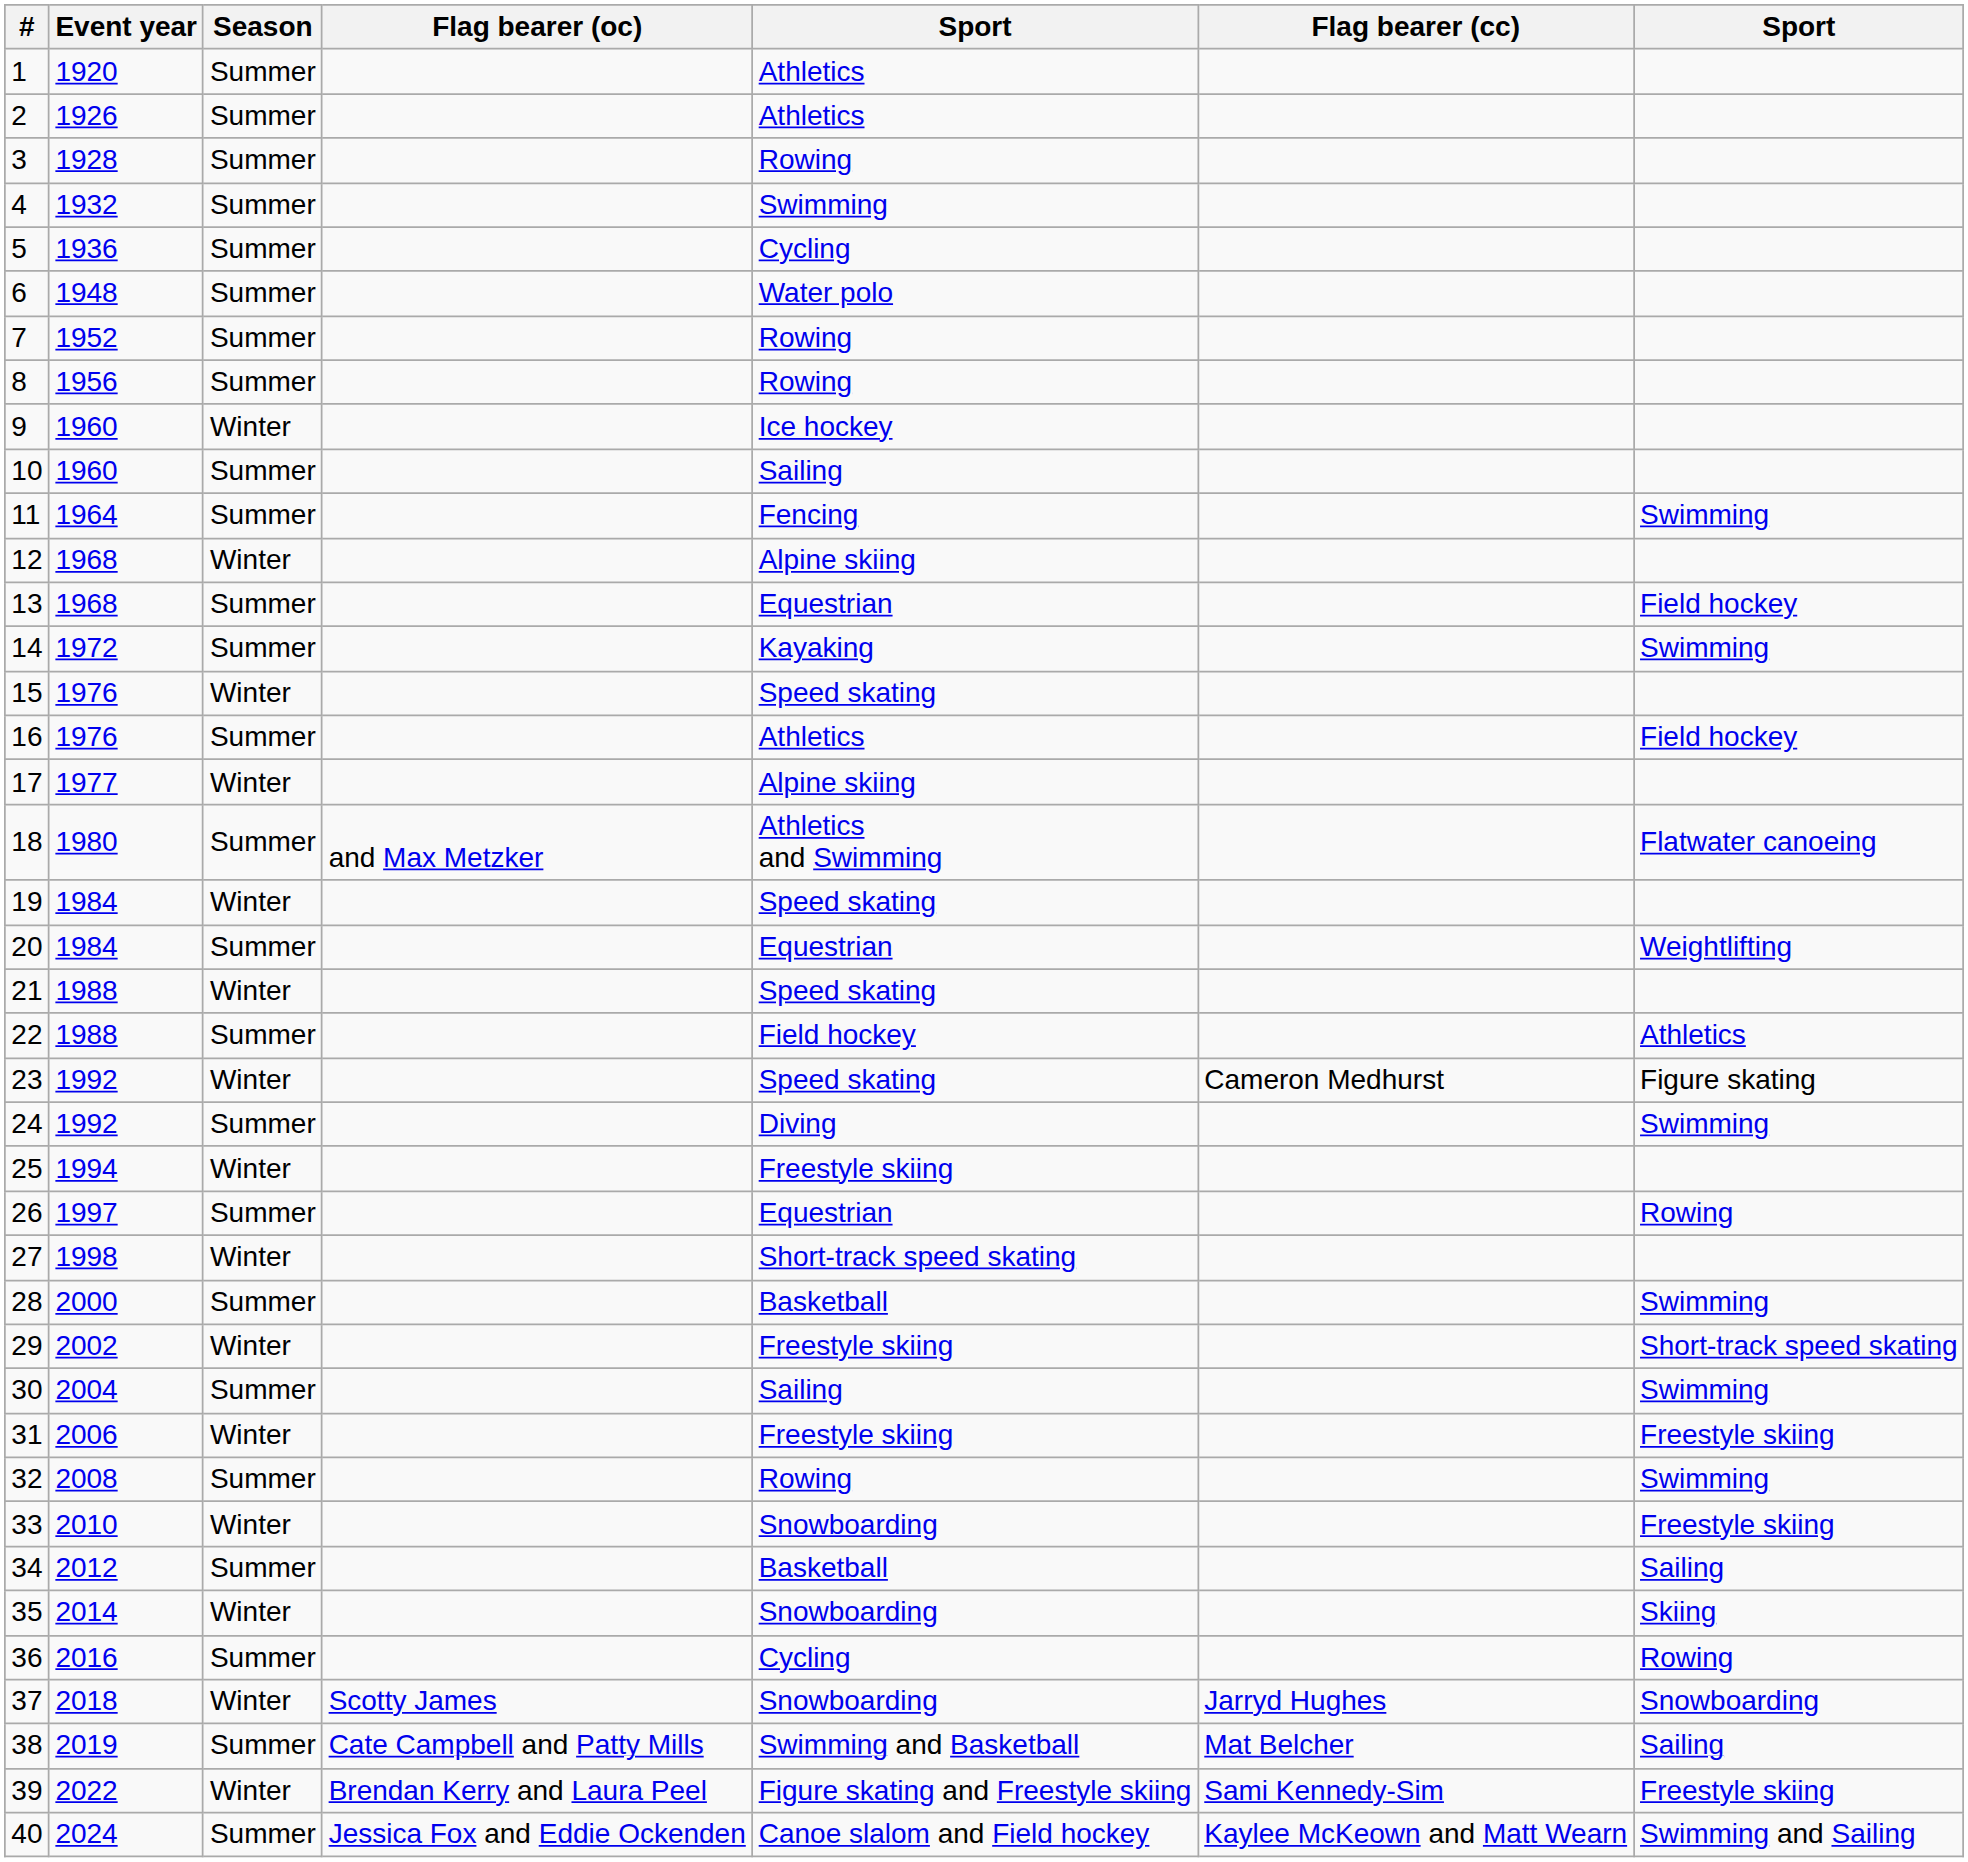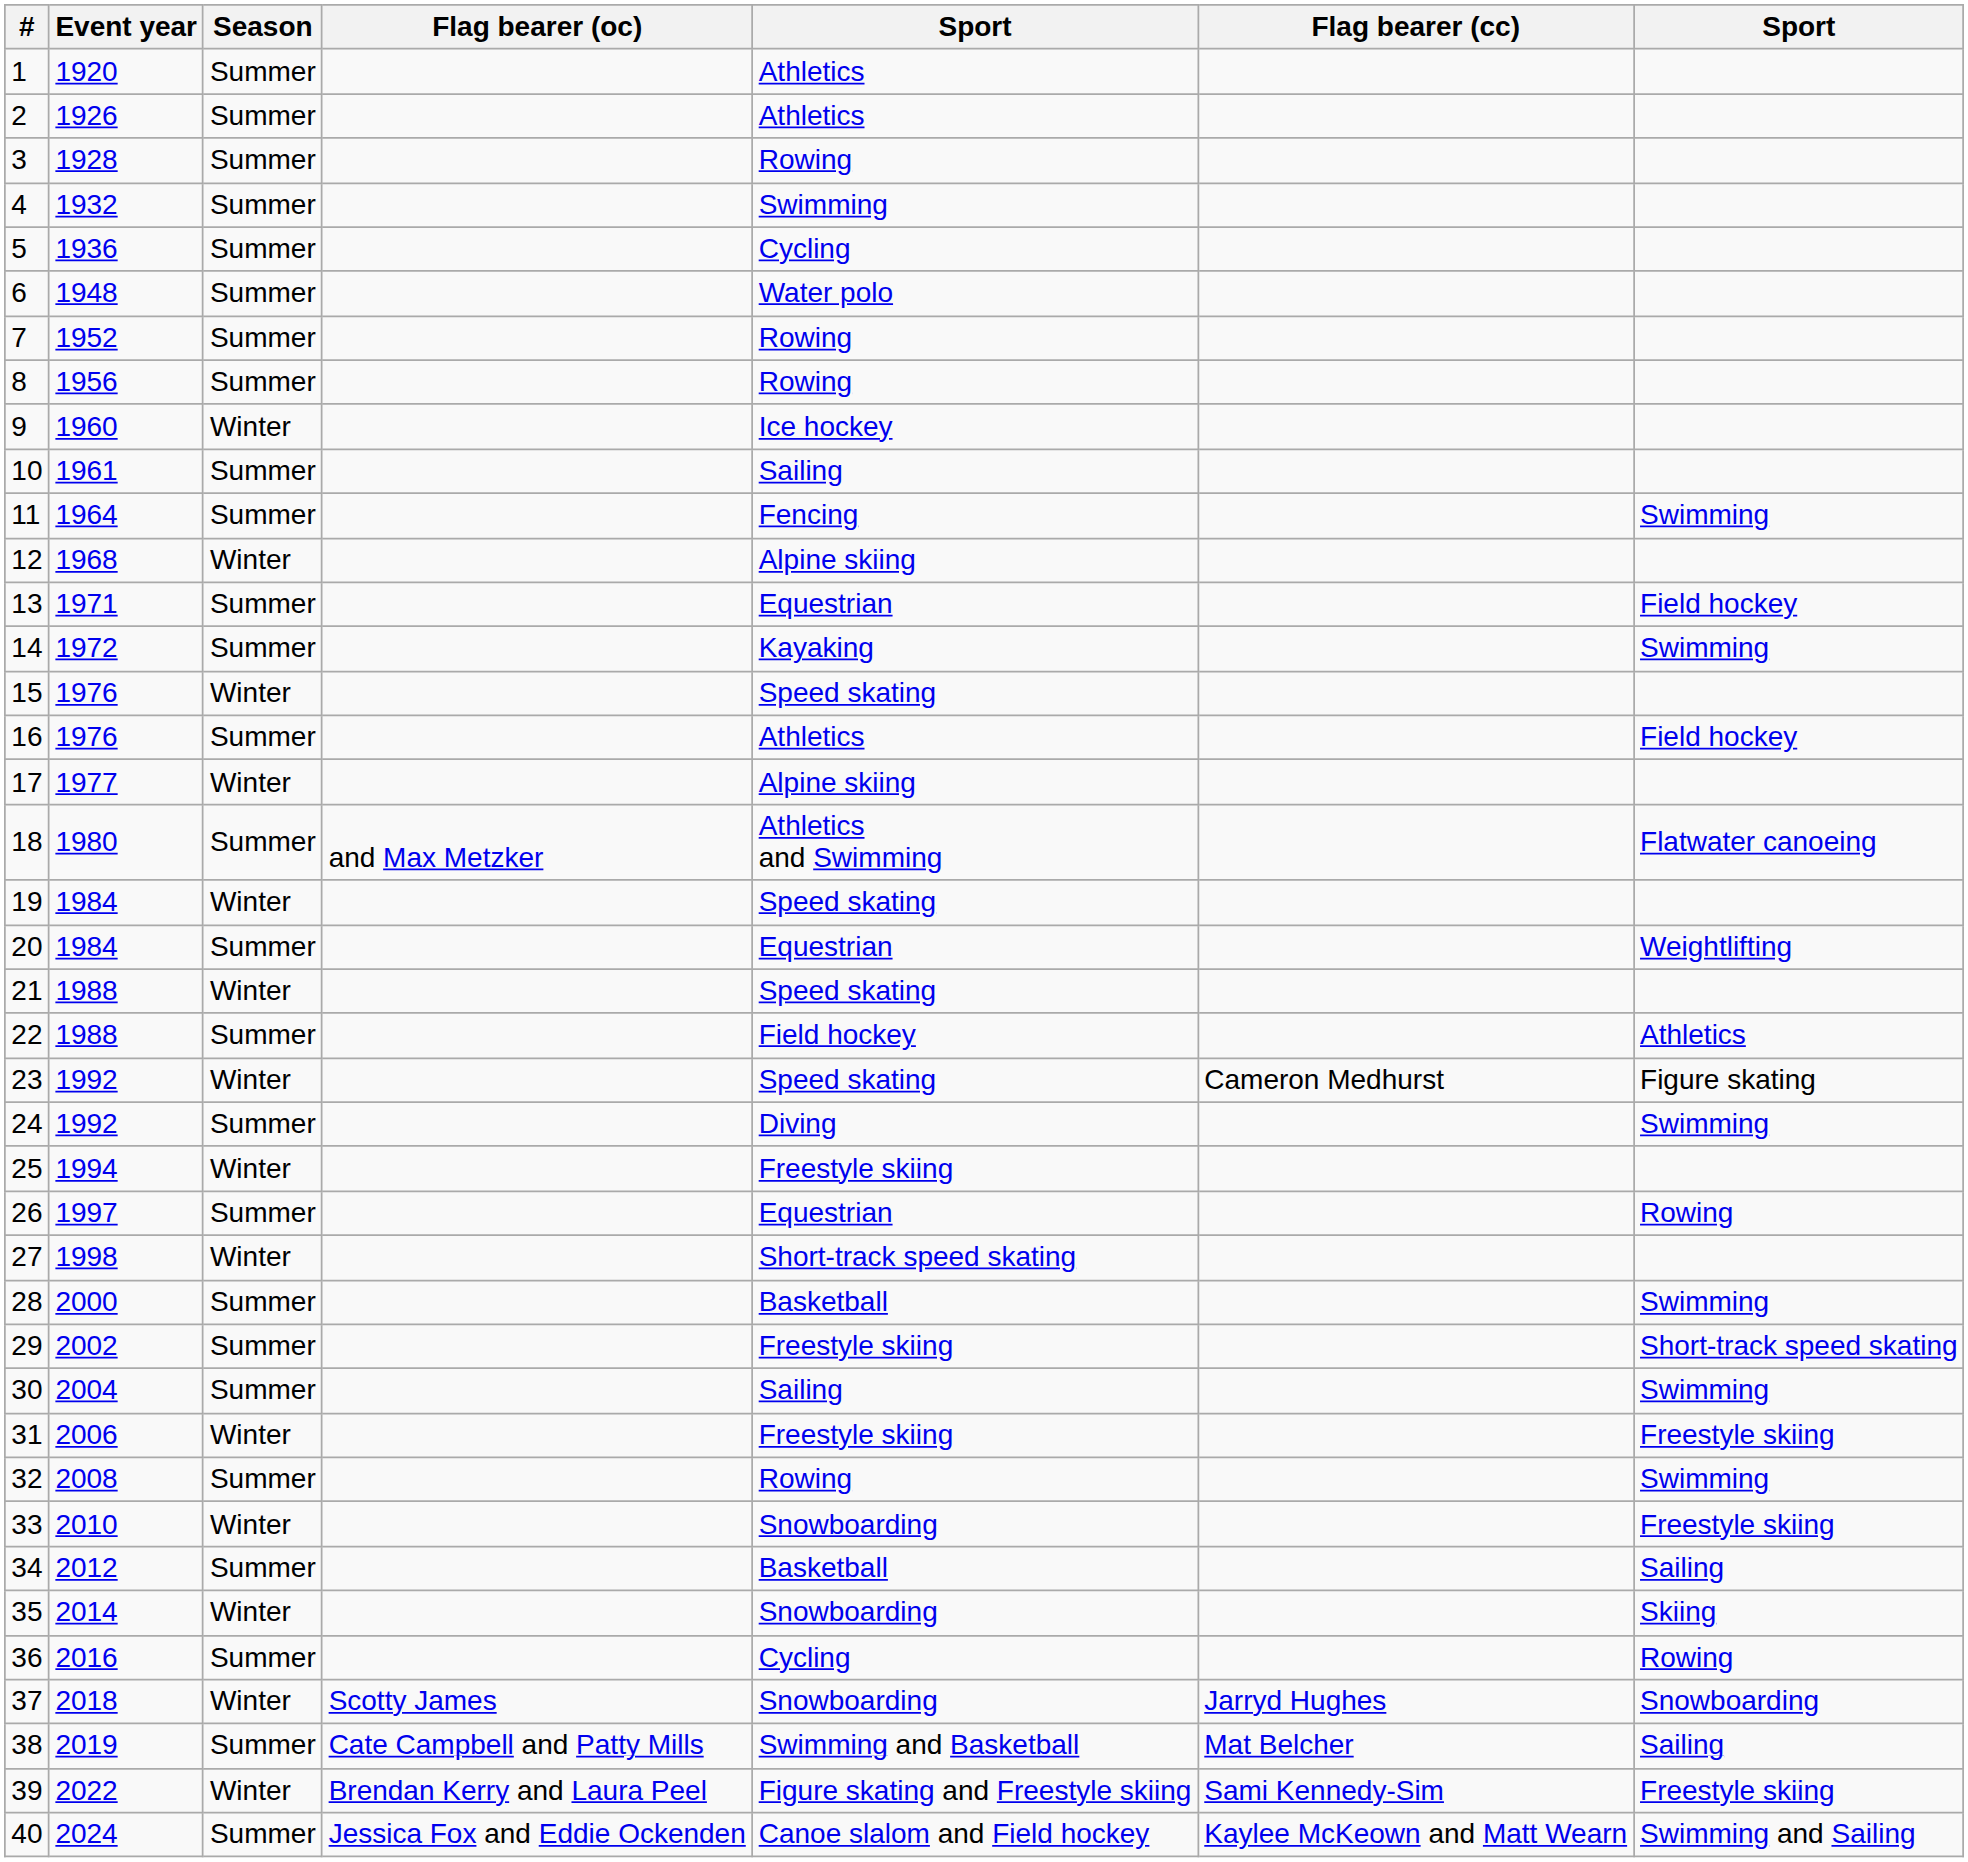(87, 470) 1960 -> (87, 470) 1961
(87, 603) 1968 -> (87, 603) 1971
(250, 1345) Winter -> (263, 1345) Summer
